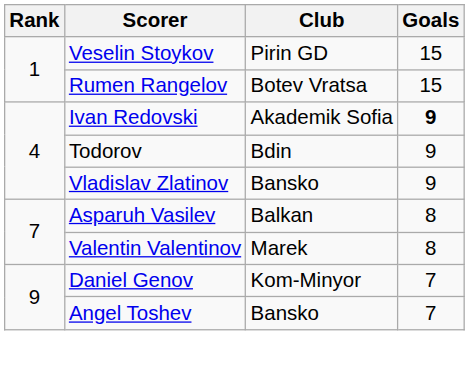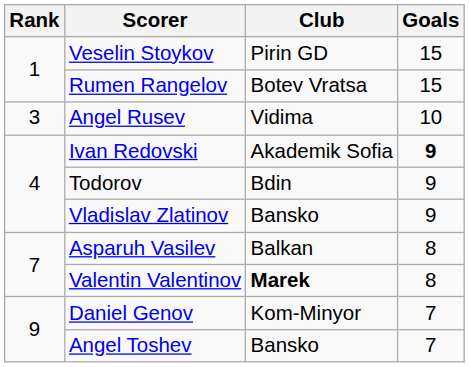+ row: (127, 118)
(279, 248) normal -> (280, 280) bold
